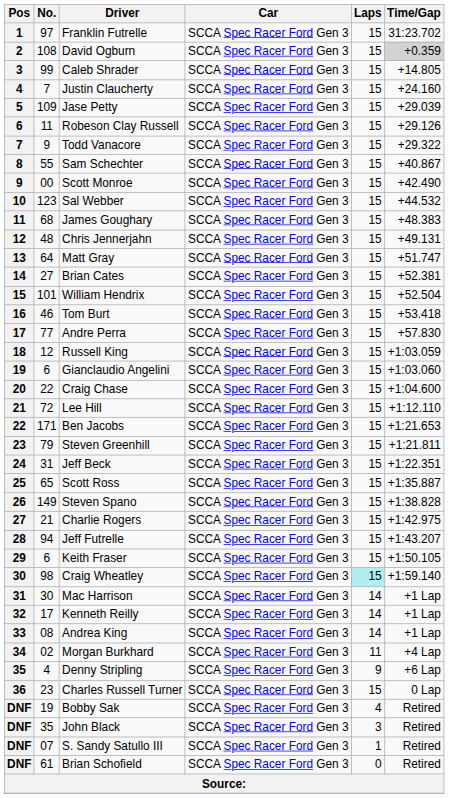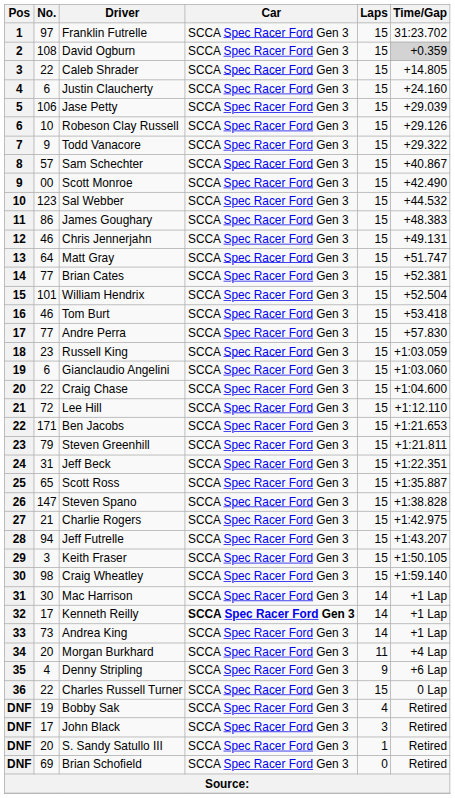(47, 70) 99 -> (47, 70) 22
(47, 88) 7 -> (47, 88) 6
(47, 107) 109 -> (47, 107) 106
(47, 126) 11 -> (47, 126) 10
(47, 164) 55 -> (47, 164) 57
(47, 220) 68 -> (47, 220) 86
(47, 239) 48 -> (47, 239) 46
(47, 276) 27 -> (47, 276) 77
(47, 351) 12 -> (47, 351) 23
(47, 502) 149 -> (47, 502) 147
(47, 558) 6 -> (47, 558) 3
(375, 577) paleturquoise background -> (381, 577) no background
(268, 614) normal -> (271, 614) bold
(47, 633) 08 -> (47, 633) 73
(47, 652) 02 -> (47, 652) 20
(47, 689) 23 -> (47, 689) 22
(47, 727) 35 -> (47, 727) 17
(47, 746) 07 -> (47, 746) 20
(47, 764) 61 -> (47, 764) 69
